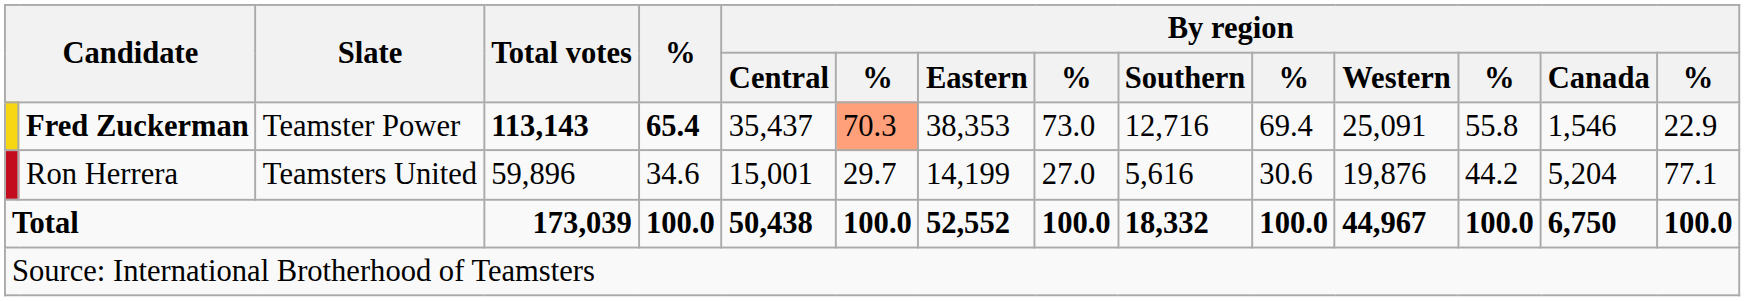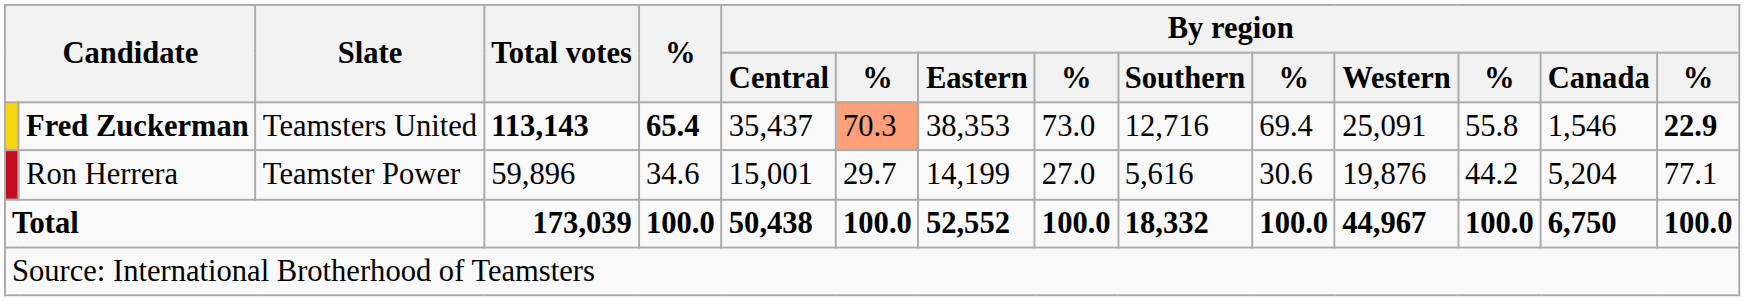(362, 125) Teamster Power -> (370, 125) Teamsters United
(1691, 125) normal -> (1691, 125) bold
(370, 174) Teamsters United -> (362, 174) Teamster Power
